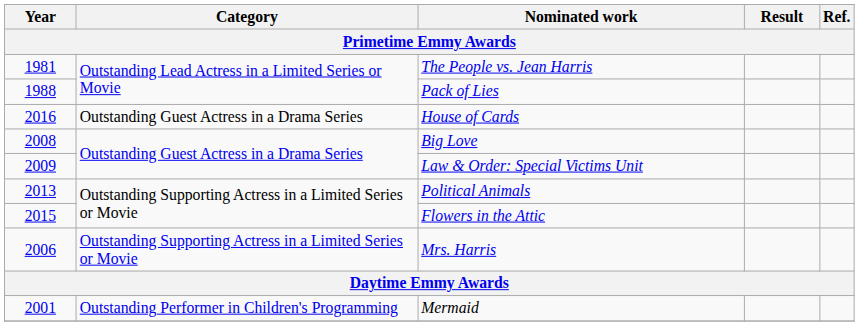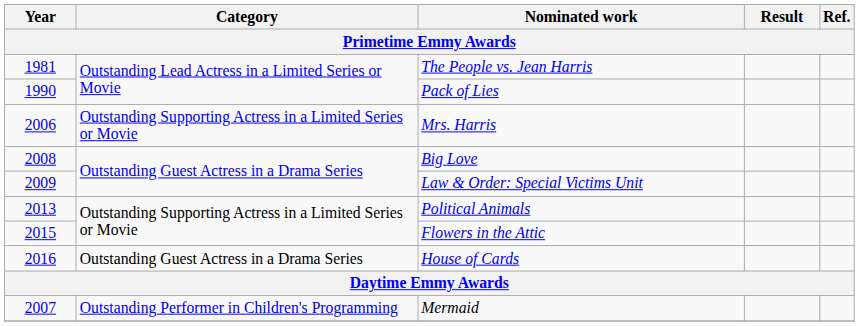(40, 91) 1988 -> (40, 91) 1990
rows swapped: (459, 249) <-> (470, 116)
(40, 308) 2001 -> (40, 308) 2007
